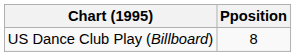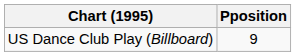(254, 39) 8 -> (254, 39) 9
